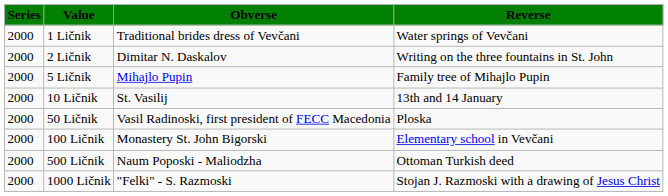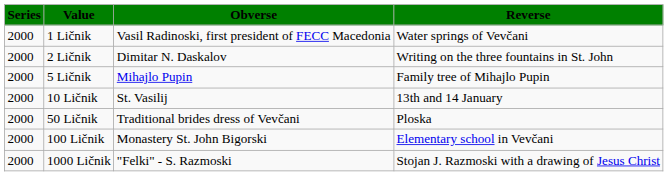(208, 35) Traditional brides dress of Vevčani -> (254, 35) Vasil Radinoski, first president of FECC Macedonia
(254, 118) Vasil Radinoski, first president of FECC Macedonia -> (208, 118) Traditional brides dress of Vevčani
- row: (76, 160)
